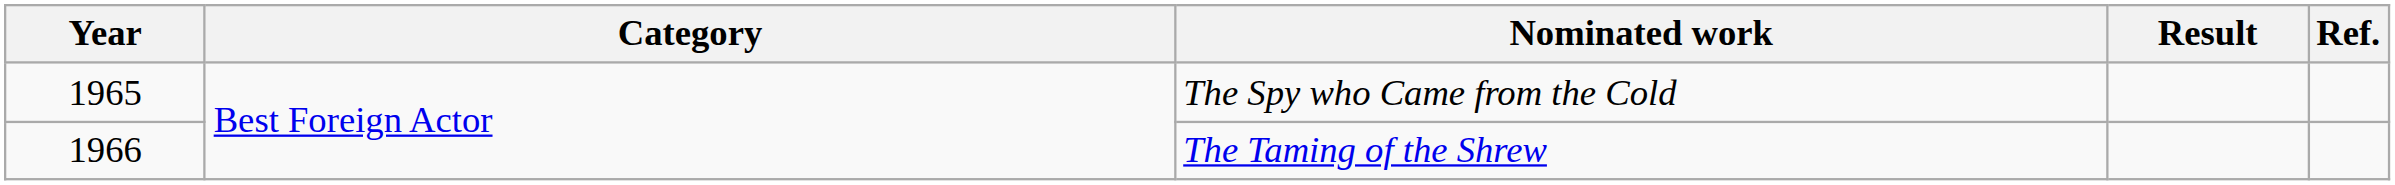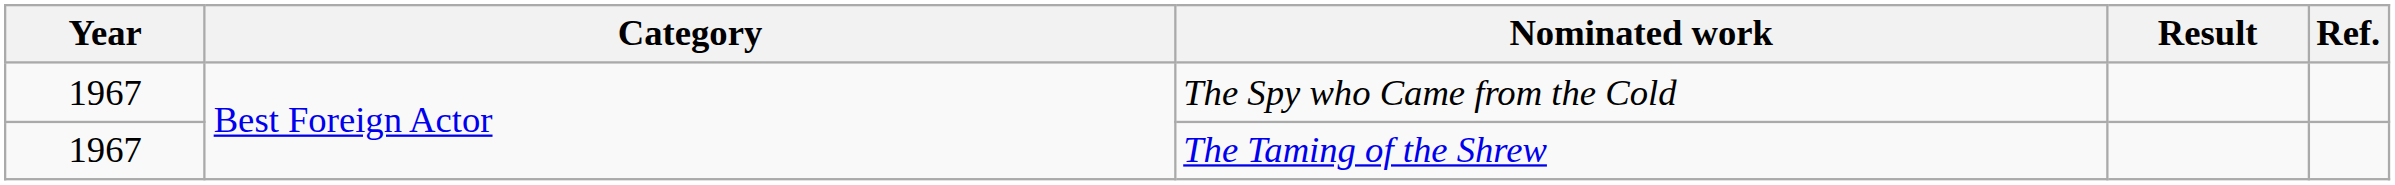(105, 91) 1965 -> (105, 91) 1967
(105, 149) 1966 -> (105, 149) 1967
